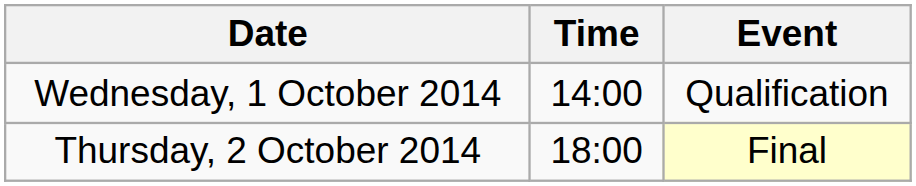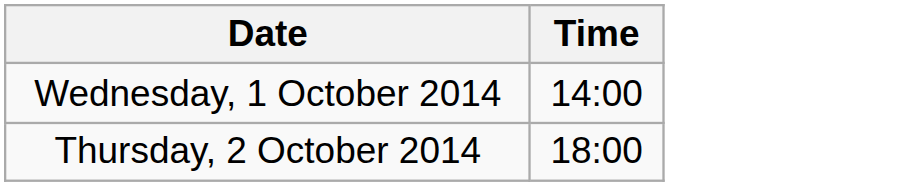- column: (787, 33)
